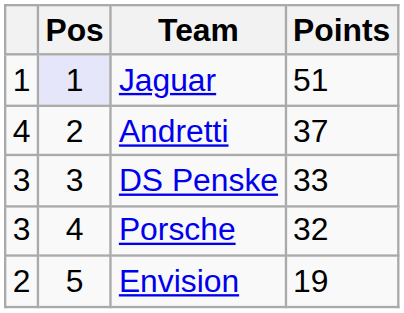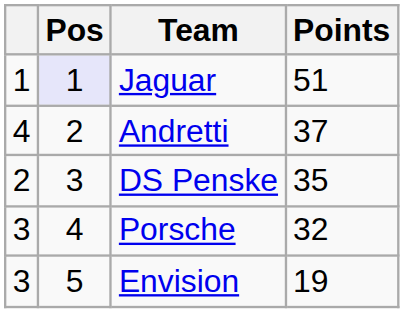(22, 180) 3 -> (22, 180) 2
(311, 180) 33 -> (311, 180) 35
(22, 281) 2 -> (22, 281) 3
